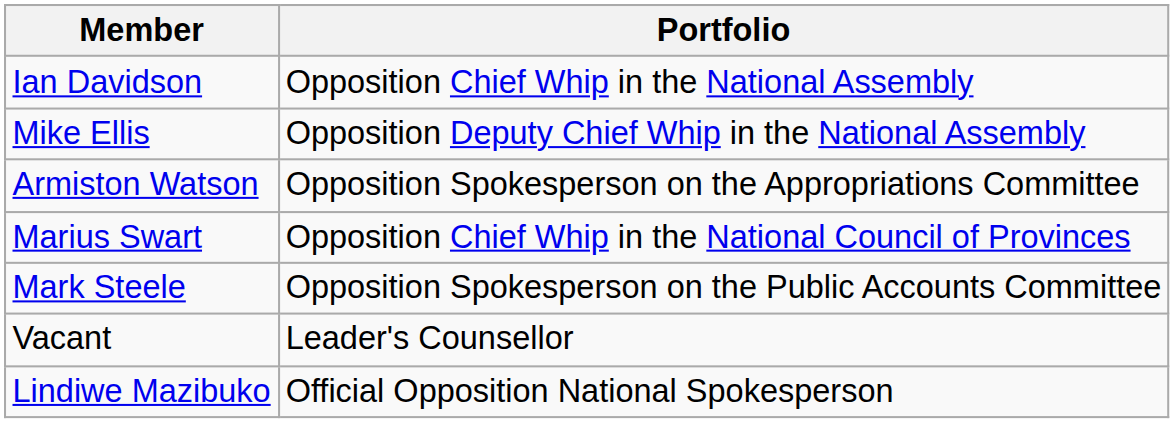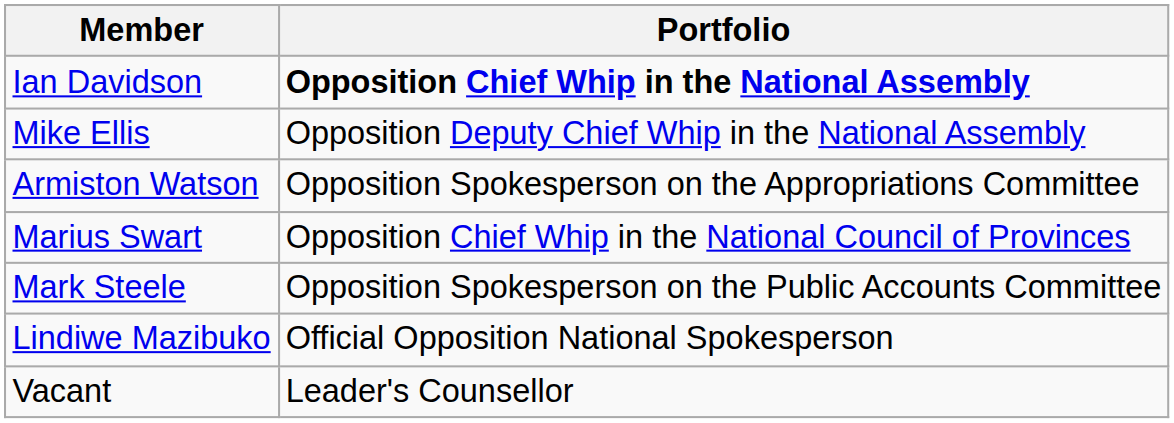(630, 81) normal -> (658, 81) bold
rows swapped: (62, 339) <-> (142, 390)
